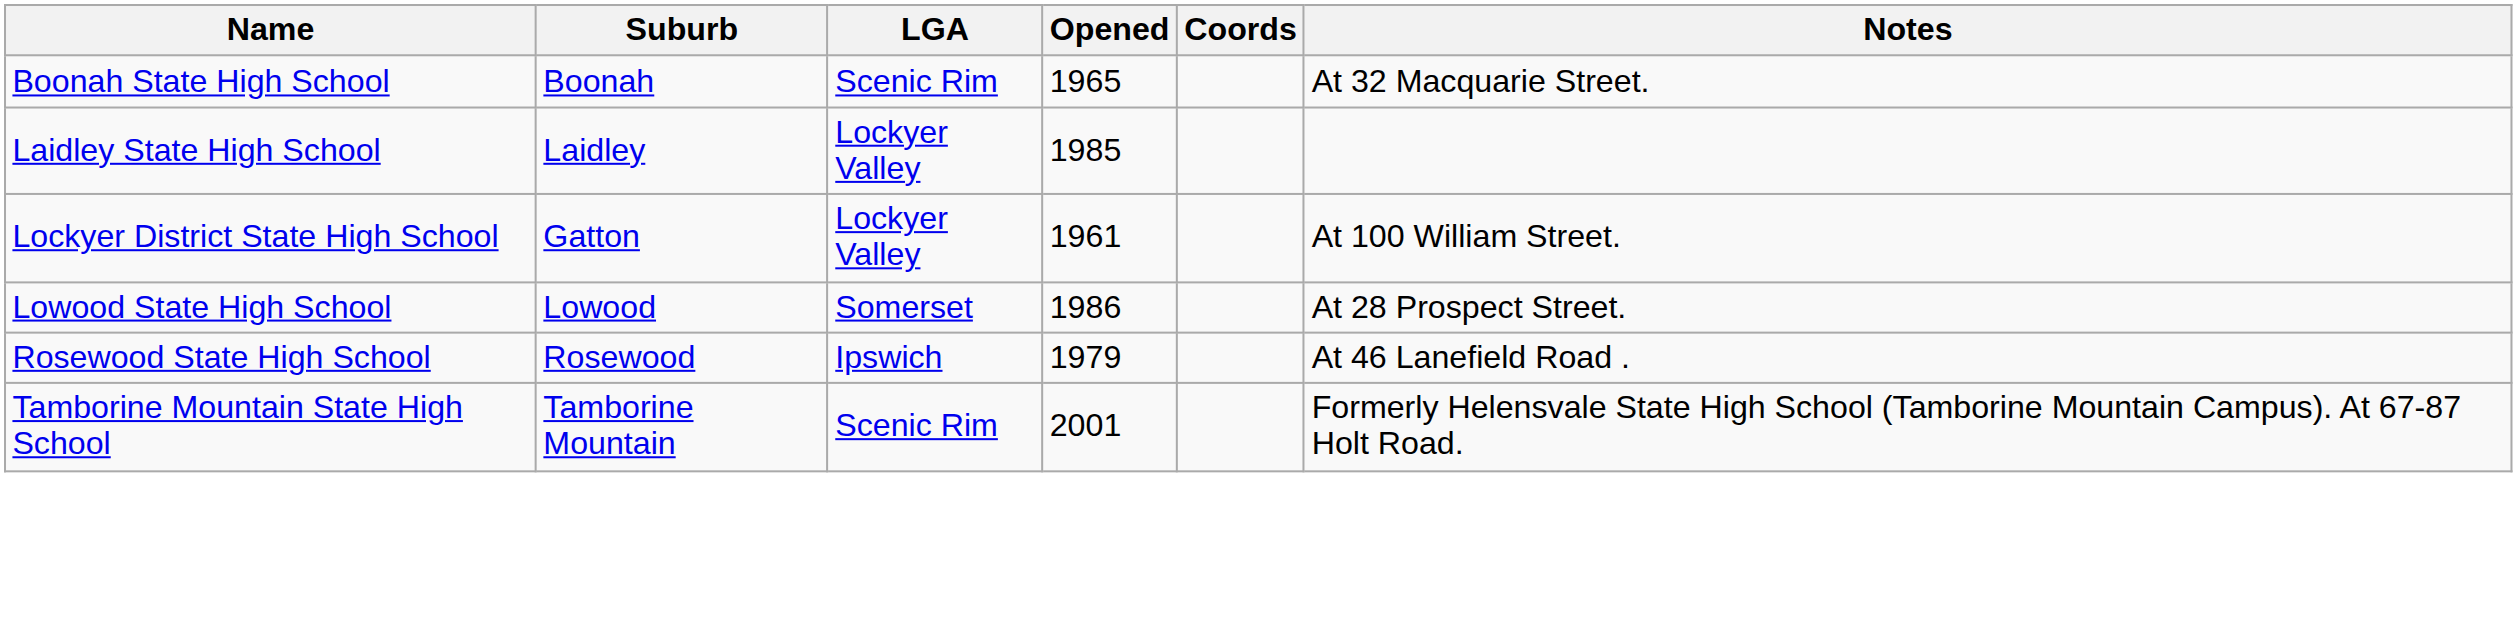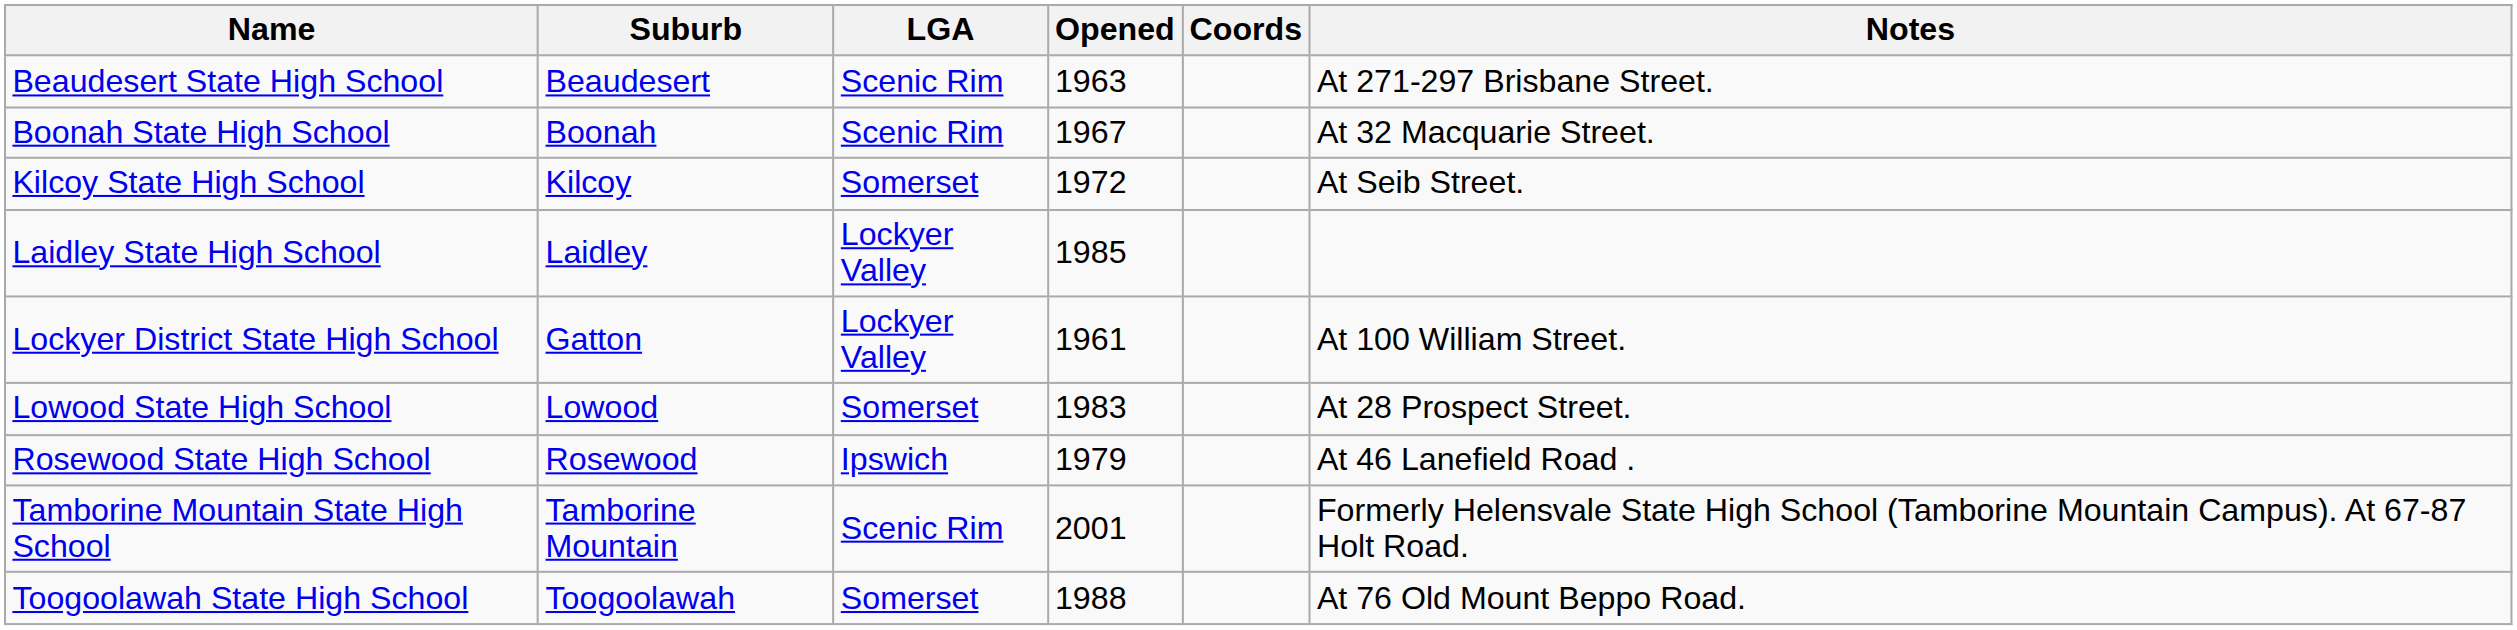+ row: (228, 81)
(1086, 81) 1965 -> (1091, 132) 1967
+ row: (188, 183)
(1086, 306) 1986 -> (1091, 408) 1983
+ row: (240, 597)
